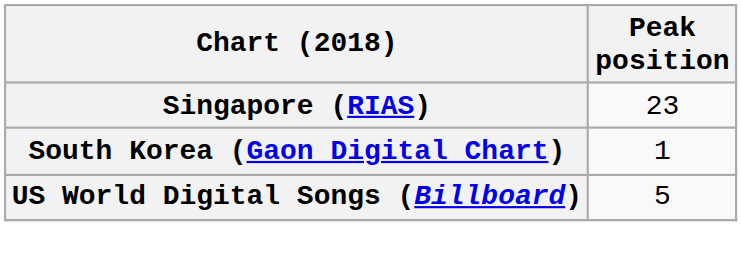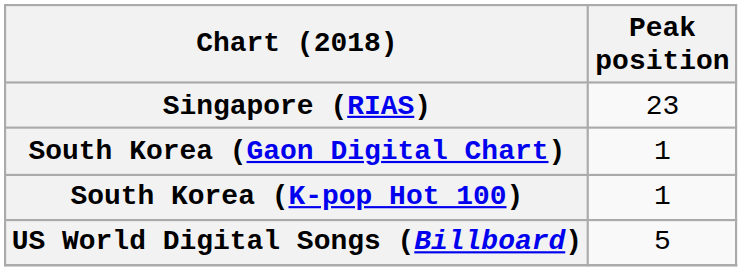+ row: (297, 197)
